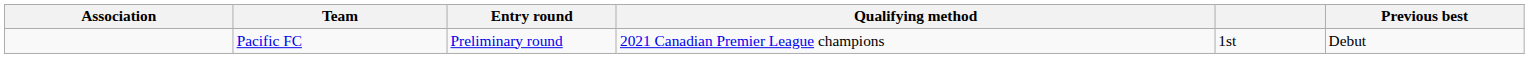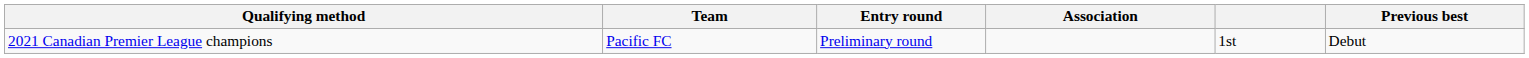columns swapped: (119, 16) <-> (916, 16)
